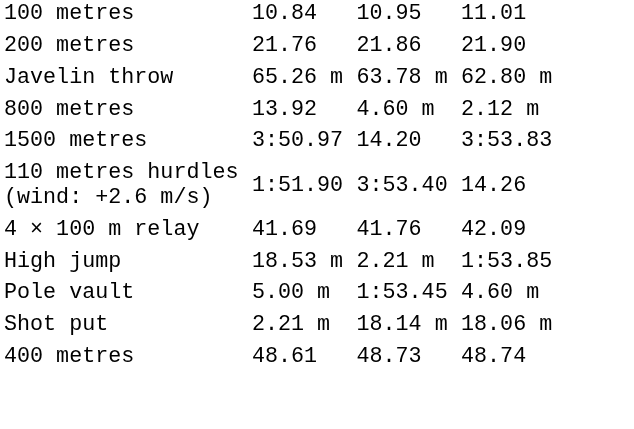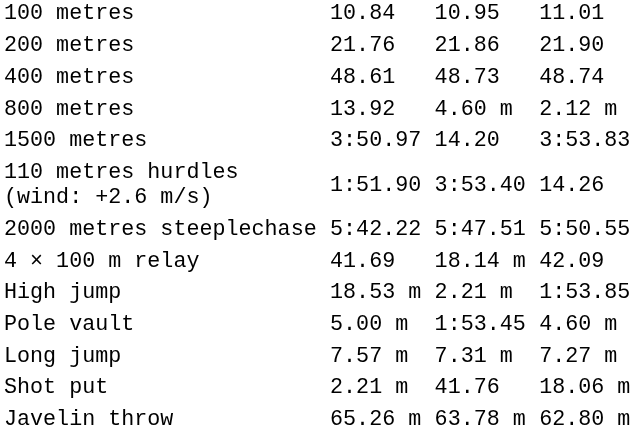rows swapped: (69, 356) <-> (89, 77)
+ row: (160, 229)
(389, 229) 41.76 -> (480, 261) 18.14 m
+ row: (63, 356)
(402, 324) 18.14 m -> (467, 388) 41.76
